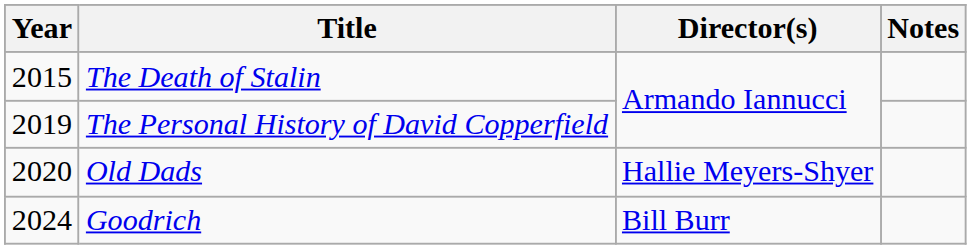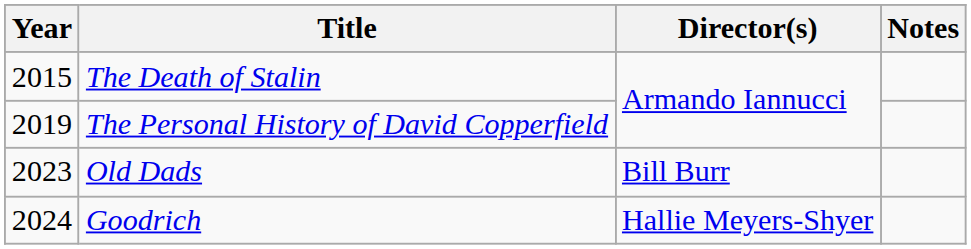(42, 171) 2020 -> (42, 171) 2023
(748, 171) Hallie Meyers-Shyer -> (676, 171) Bill Burr
(676, 219) Bill Burr -> (748, 219) Hallie Meyers-Shyer
